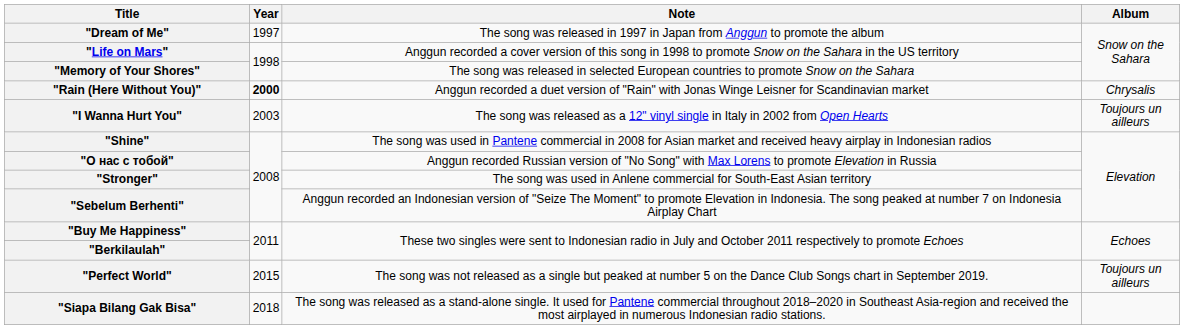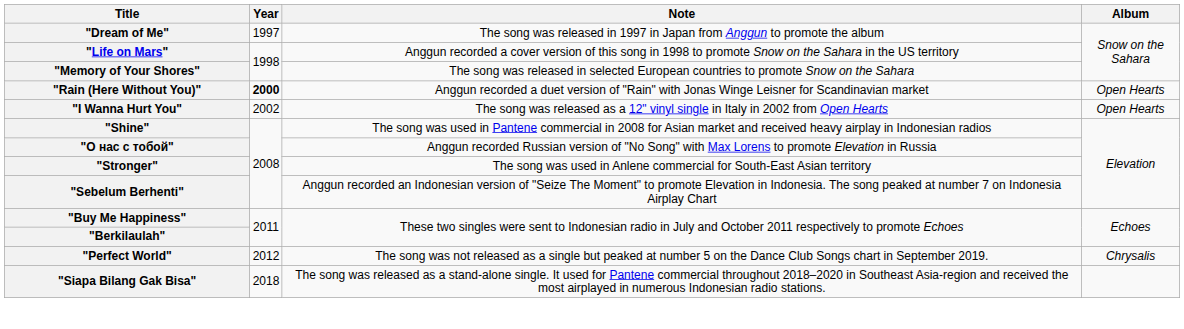(1131, 90) Chrysalis -> (1131, 90) Open Hearts
(266, 115) 2003 -> (266, 109) 2002
(1131, 115) Toujours un ailleurs -> (1131, 109) Open Hearts
(266, 276) 2015 -> (266, 255) 2012
(1131, 276) Toujours un ailleurs -> (1131, 255) Chrysalis
